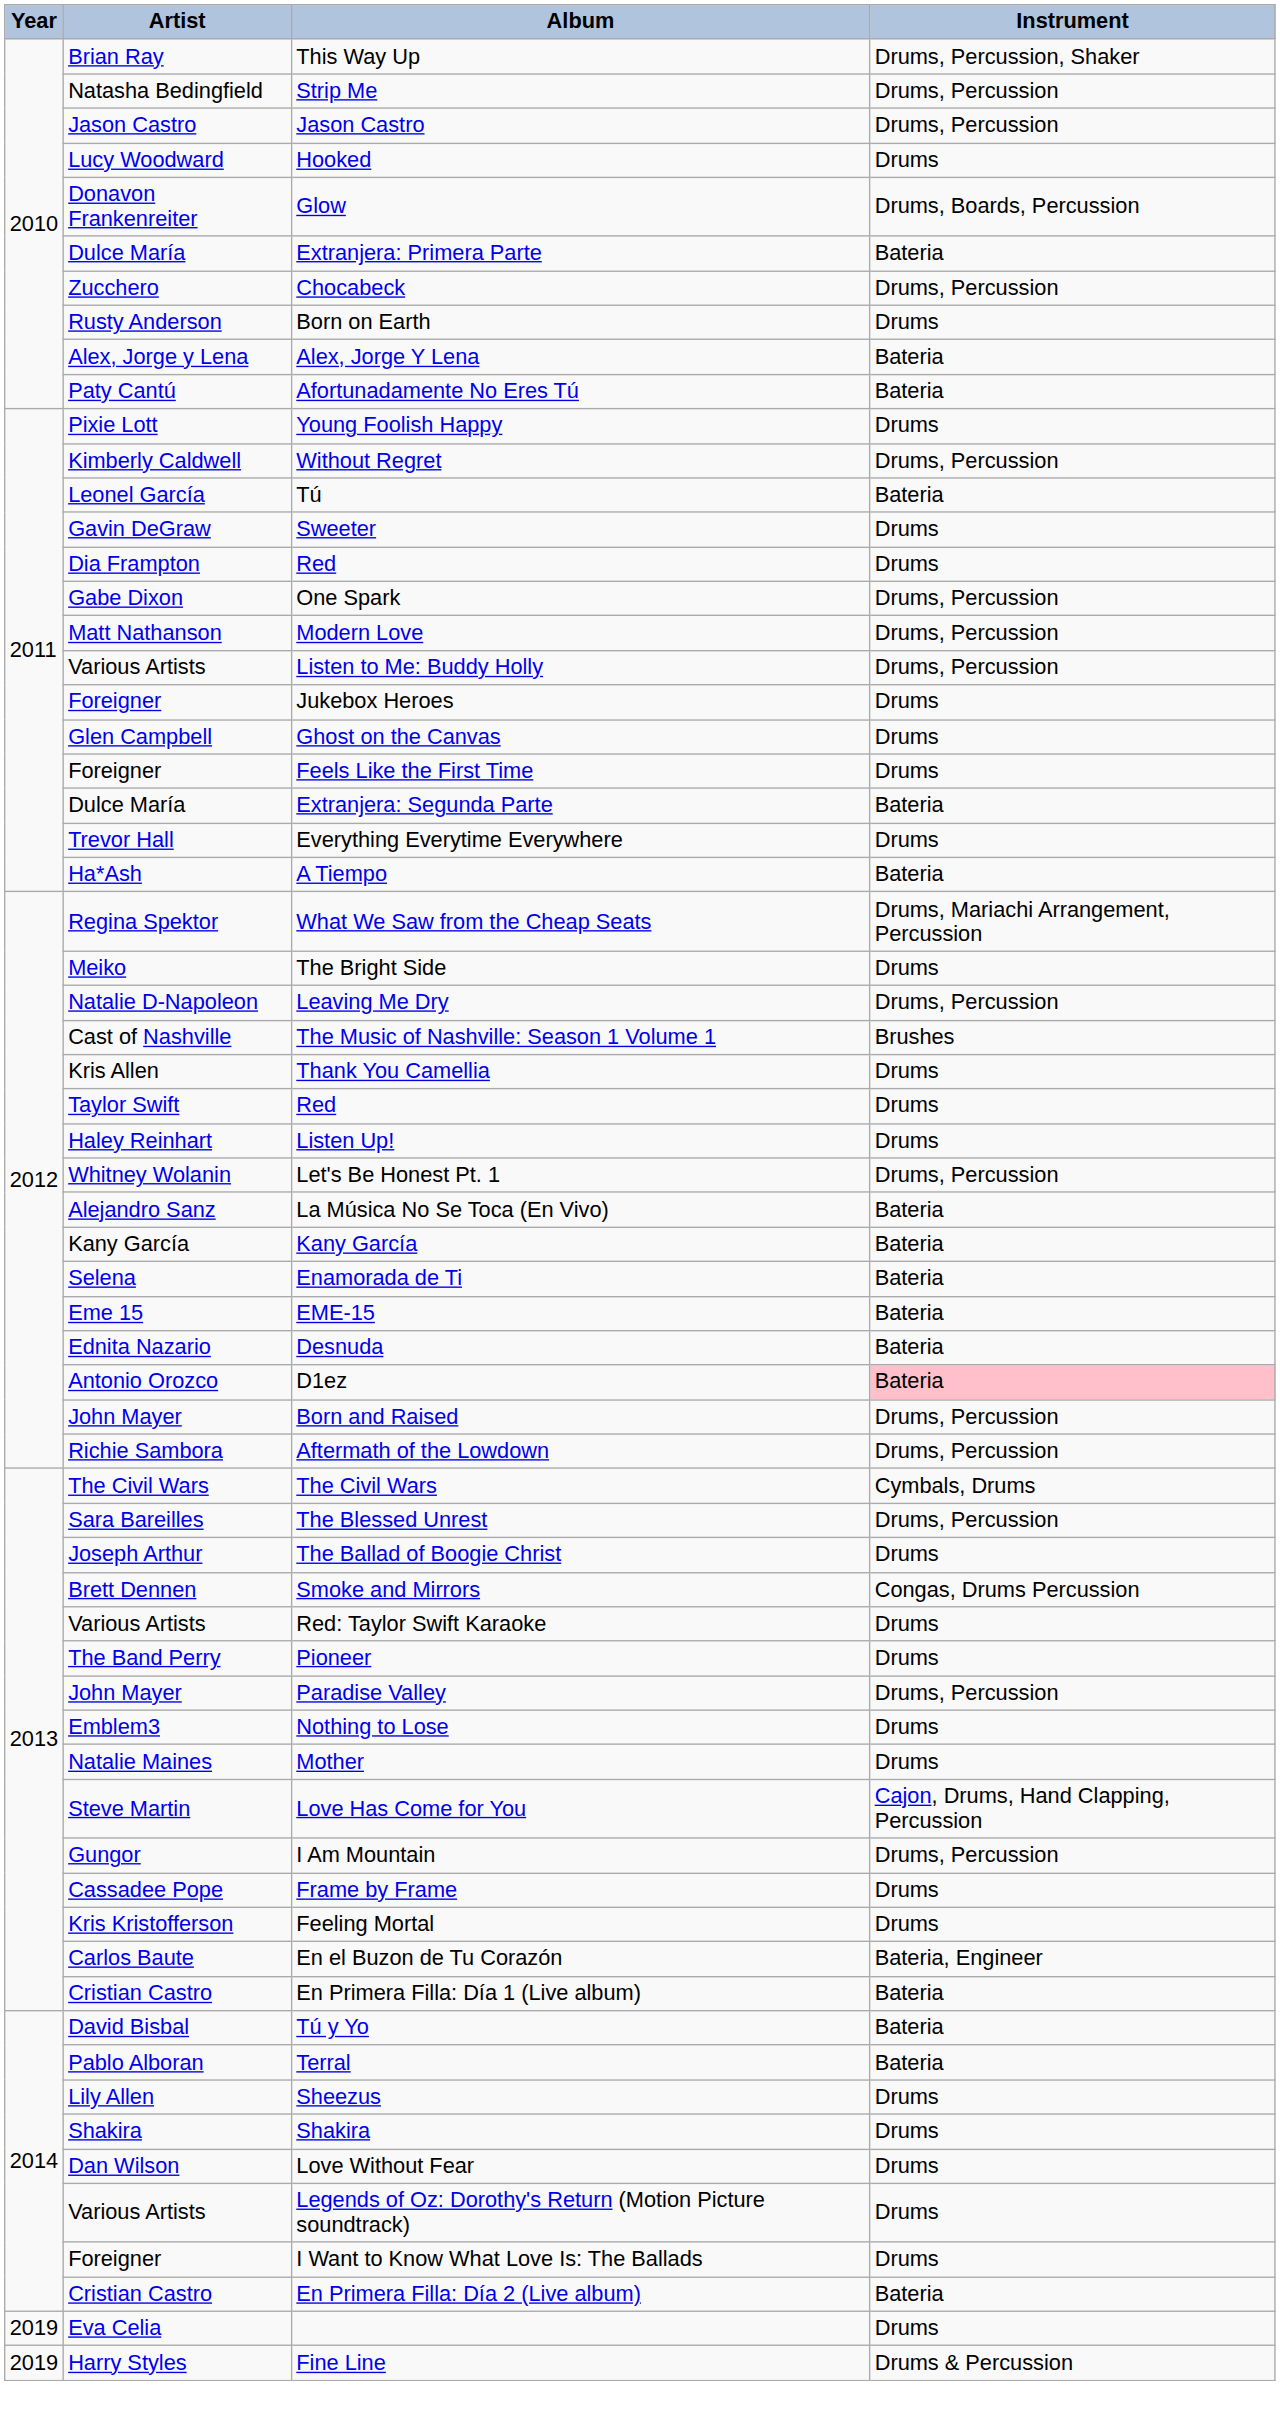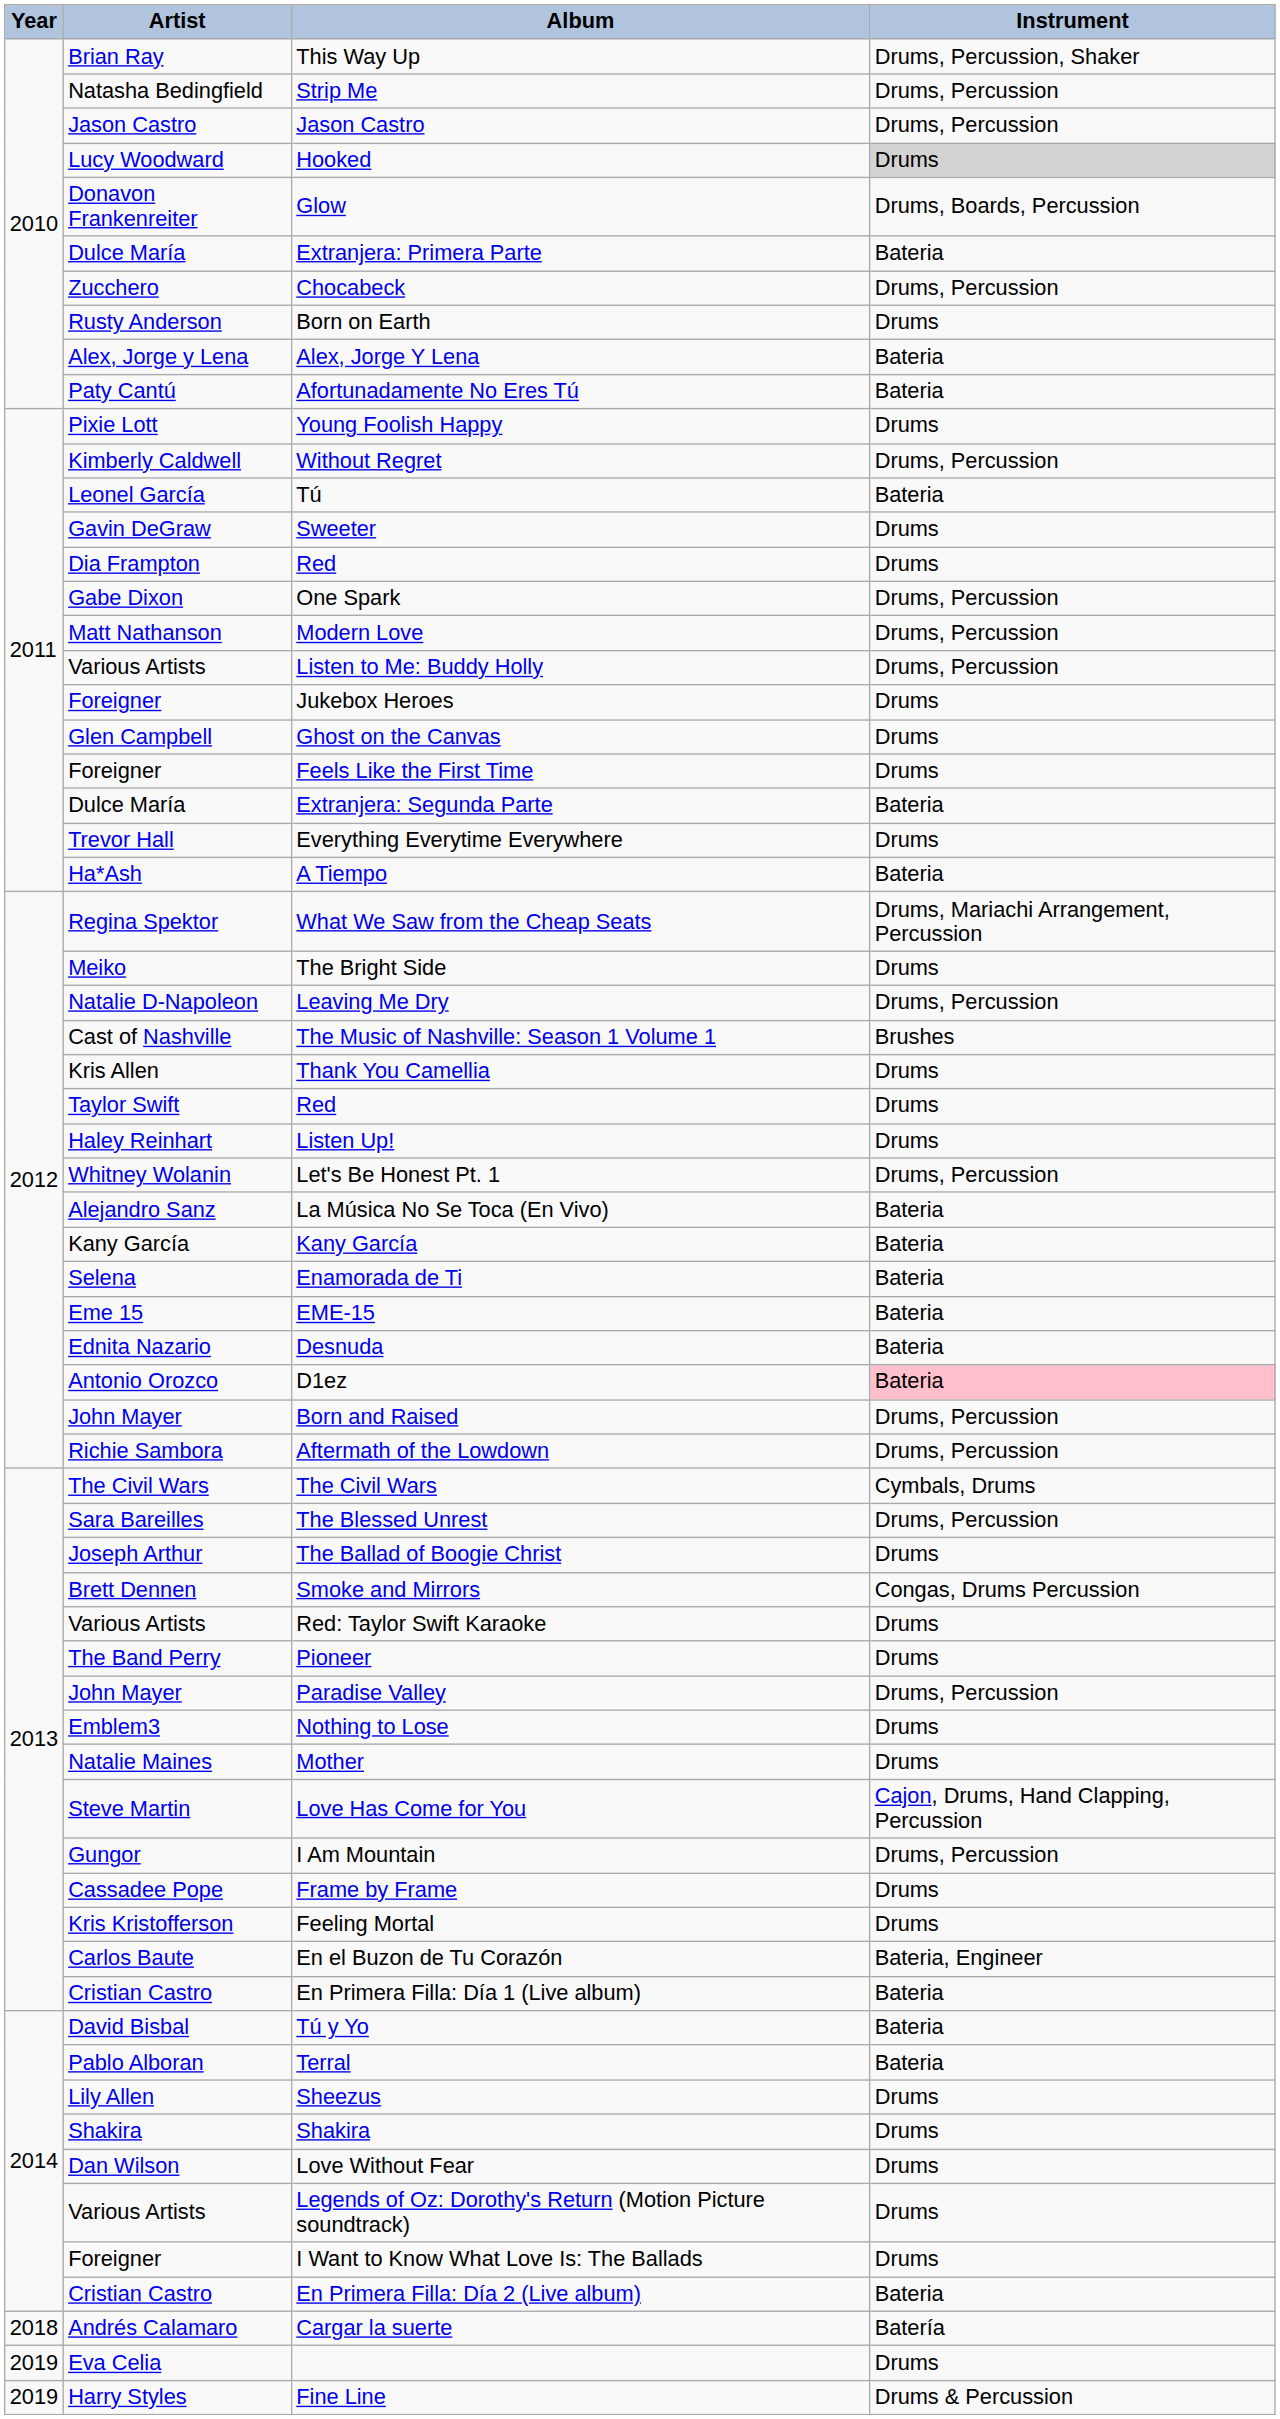(907, 159) no background -> (907, 159) lightgrey background
+ row: (153, 2328)
